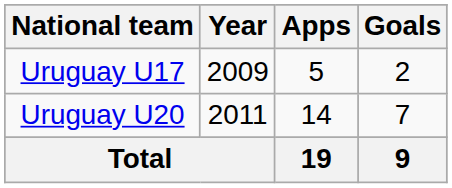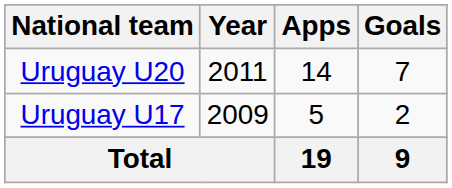rows swapped: (103, 70) <-> (103, 114)
